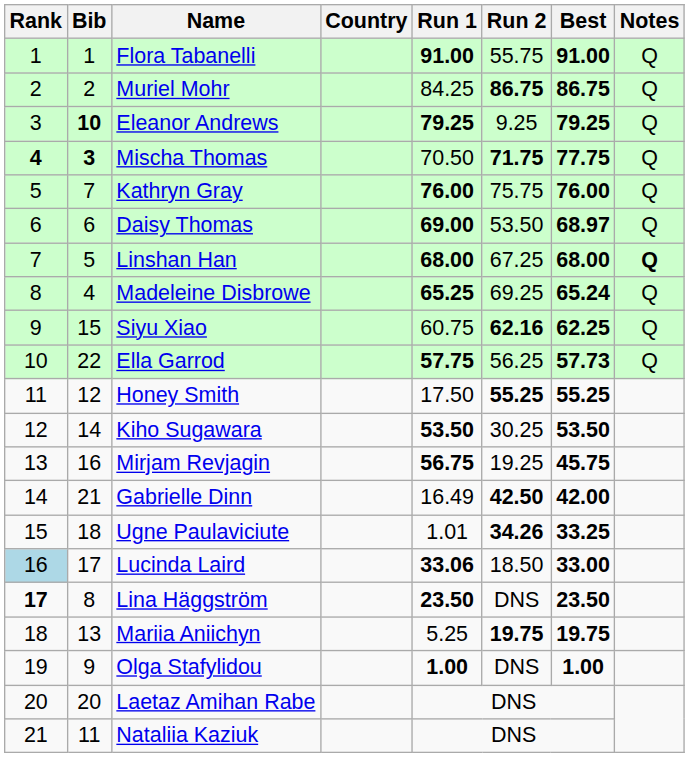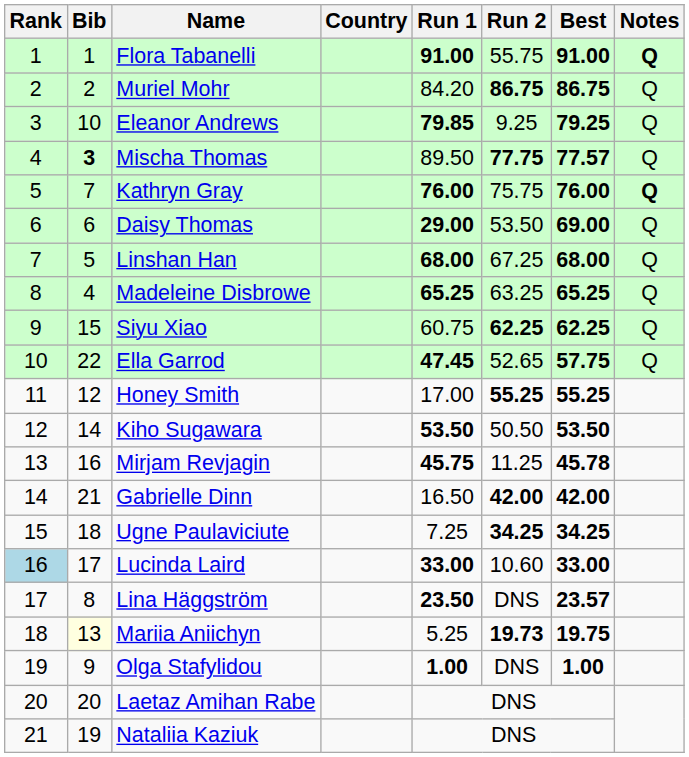(650, 55) normal -> (650, 55) bold
(447, 89) 84.25 -> (447, 89) 84.20
(89, 123) bold -> (89, 123) normal
(447, 123) 79.25 -> (447, 123) 79.85
(36, 157) bold -> (36, 157) normal
(447, 157) 70.50 -> (447, 157) 89.50
(517, 157) 71.75 -> (517, 157) 77.75
(583, 157) 77.75 -> (583, 157) 77.57
(650, 191) normal -> (650, 191) bold
(447, 225) 69.00 -> (447, 225) 29.00
(583, 225) 68.97 -> (583, 225) 69.00
(650, 259) bold -> (650, 259) normal
(517, 293) 69.25 -> (517, 293) 63.25
(583, 293) 65.24 -> (583, 293) 65.25
(517, 327) 62.16 -> (517, 327) 62.25
(447, 361) 57.75 -> (447, 361) 47.45
(517, 361) 56.25 -> (517, 361) 52.65
(583, 361) 57.73 -> (583, 361) 57.75
(447, 395) 17.50 -> (447, 395) 17.00
(517, 429) 30.25 -> (517, 429) 50.50
(447, 463) 56.75 -> (447, 463) 45.75
(517, 463) 19.25 -> (517, 463) 11.25
(583, 463) 45.75 -> (583, 463) 45.78
(447, 497) 16.49 -> (447, 497) 16.50
(517, 497) 42.50 -> (517, 497) 42.00
(447, 531) 1.01 -> (447, 531) 7.25
(517, 531) 34.26 -> (517, 531) 34.25
(583, 531) 33.25 -> (583, 531) 34.25
(447, 565) 33.06 -> (447, 565) 33.00
(517, 565) 18.50 -> (517, 565) 10.60
(36, 599) bold -> (36, 599) normal
(583, 599) 23.50 -> (583, 599) 23.57
(89, 633) no background -> (89, 633) lightyellow background
(517, 633) 19.75 -> (517, 633) 19.73
(89, 735) 11 -> (89, 735) 19
